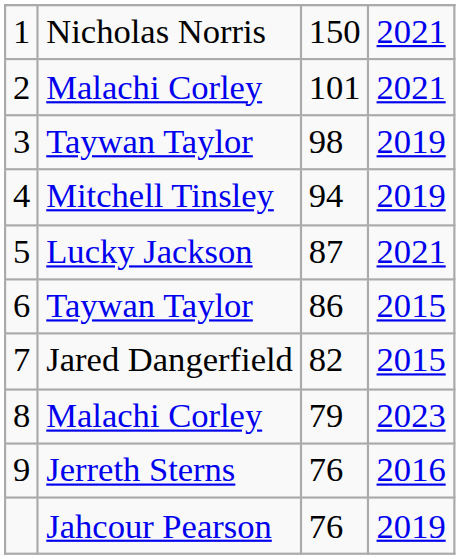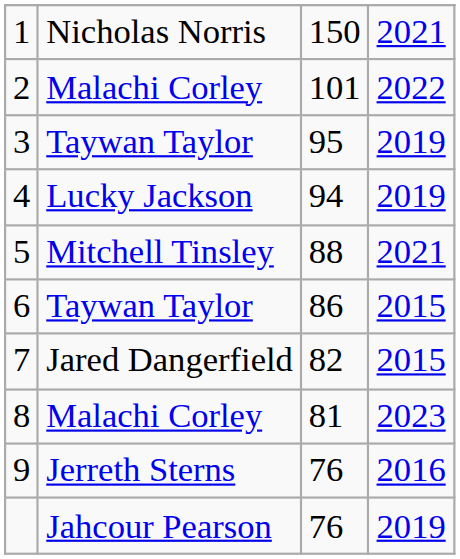(411, 86) 2021 -> (411, 86) 2022
(326, 141) 98 -> (326, 141) 95
(160, 196) Mitchell Tinsley -> (149, 196) Lucky Jackson
(149, 251) Lucky Jackson -> (160, 251) Mitchell Tinsley
(326, 251) 87 -> (326, 251) 88
(326, 415) 79 -> (326, 415) 81
